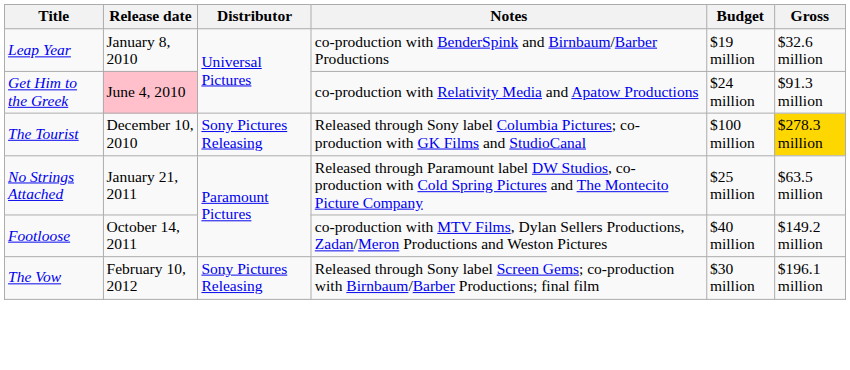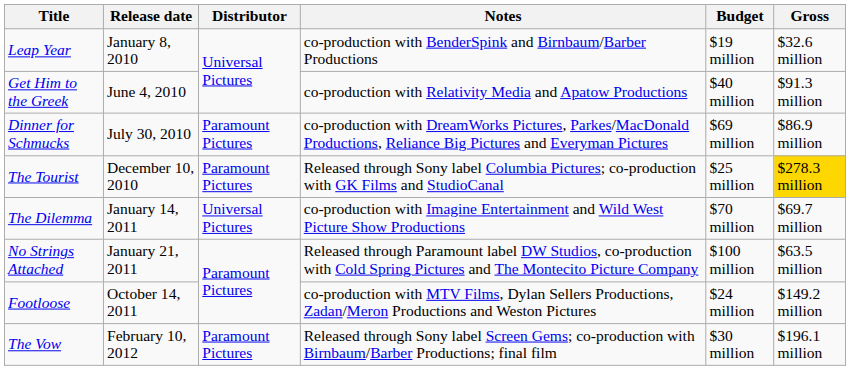(146, 92) pink background -> (146, 92) no background
(732, 92) $24 million -> (732, 92) $40 million
+ row: (41, 134)
(244, 134) Sony Pictures Releasing -> (236, 176) Paramount Pictures
(732, 134) $100 million -> (732, 176) $25 million
+ row: (50, 218)
(732, 185) $25 million -> (732, 260) $100 million
(732, 235) $40 million -> (732, 302) $24 million
(244, 277) Sony Pictures Releasing -> (236, 344) Paramount Pictures
